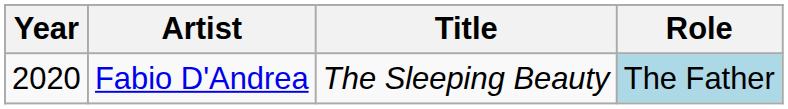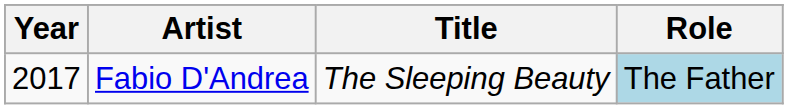(46, 77) 2020 -> (46, 77) 2017
